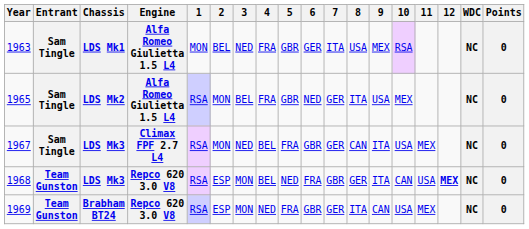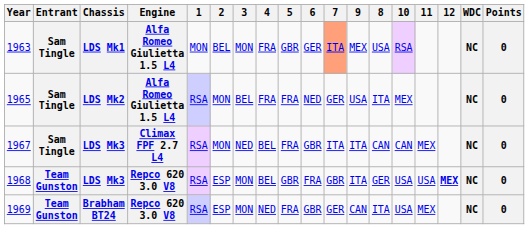columns swapped: (358, 12) <-> (381, 12)
(244, 47) NED -> (244, 47) MON
(335, 47) no background -> (335, 47) lightsalmon background
(290, 99) GBR -> (290, 99) FRA
(335, 146) GER -> (335, 146) ITA
(404, 146) USA -> (404, 146) CAN
(290, 180) NED -> (290, 180) GBR
(404, 180) CAN -> (404, 180) USA
